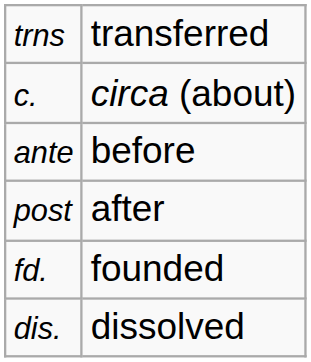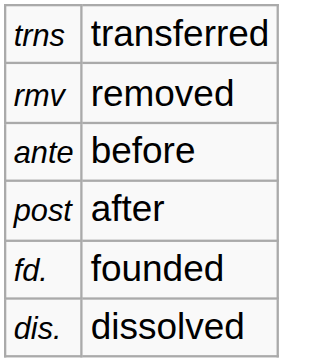+ row: (39, 94)
- row: (26, 94)
